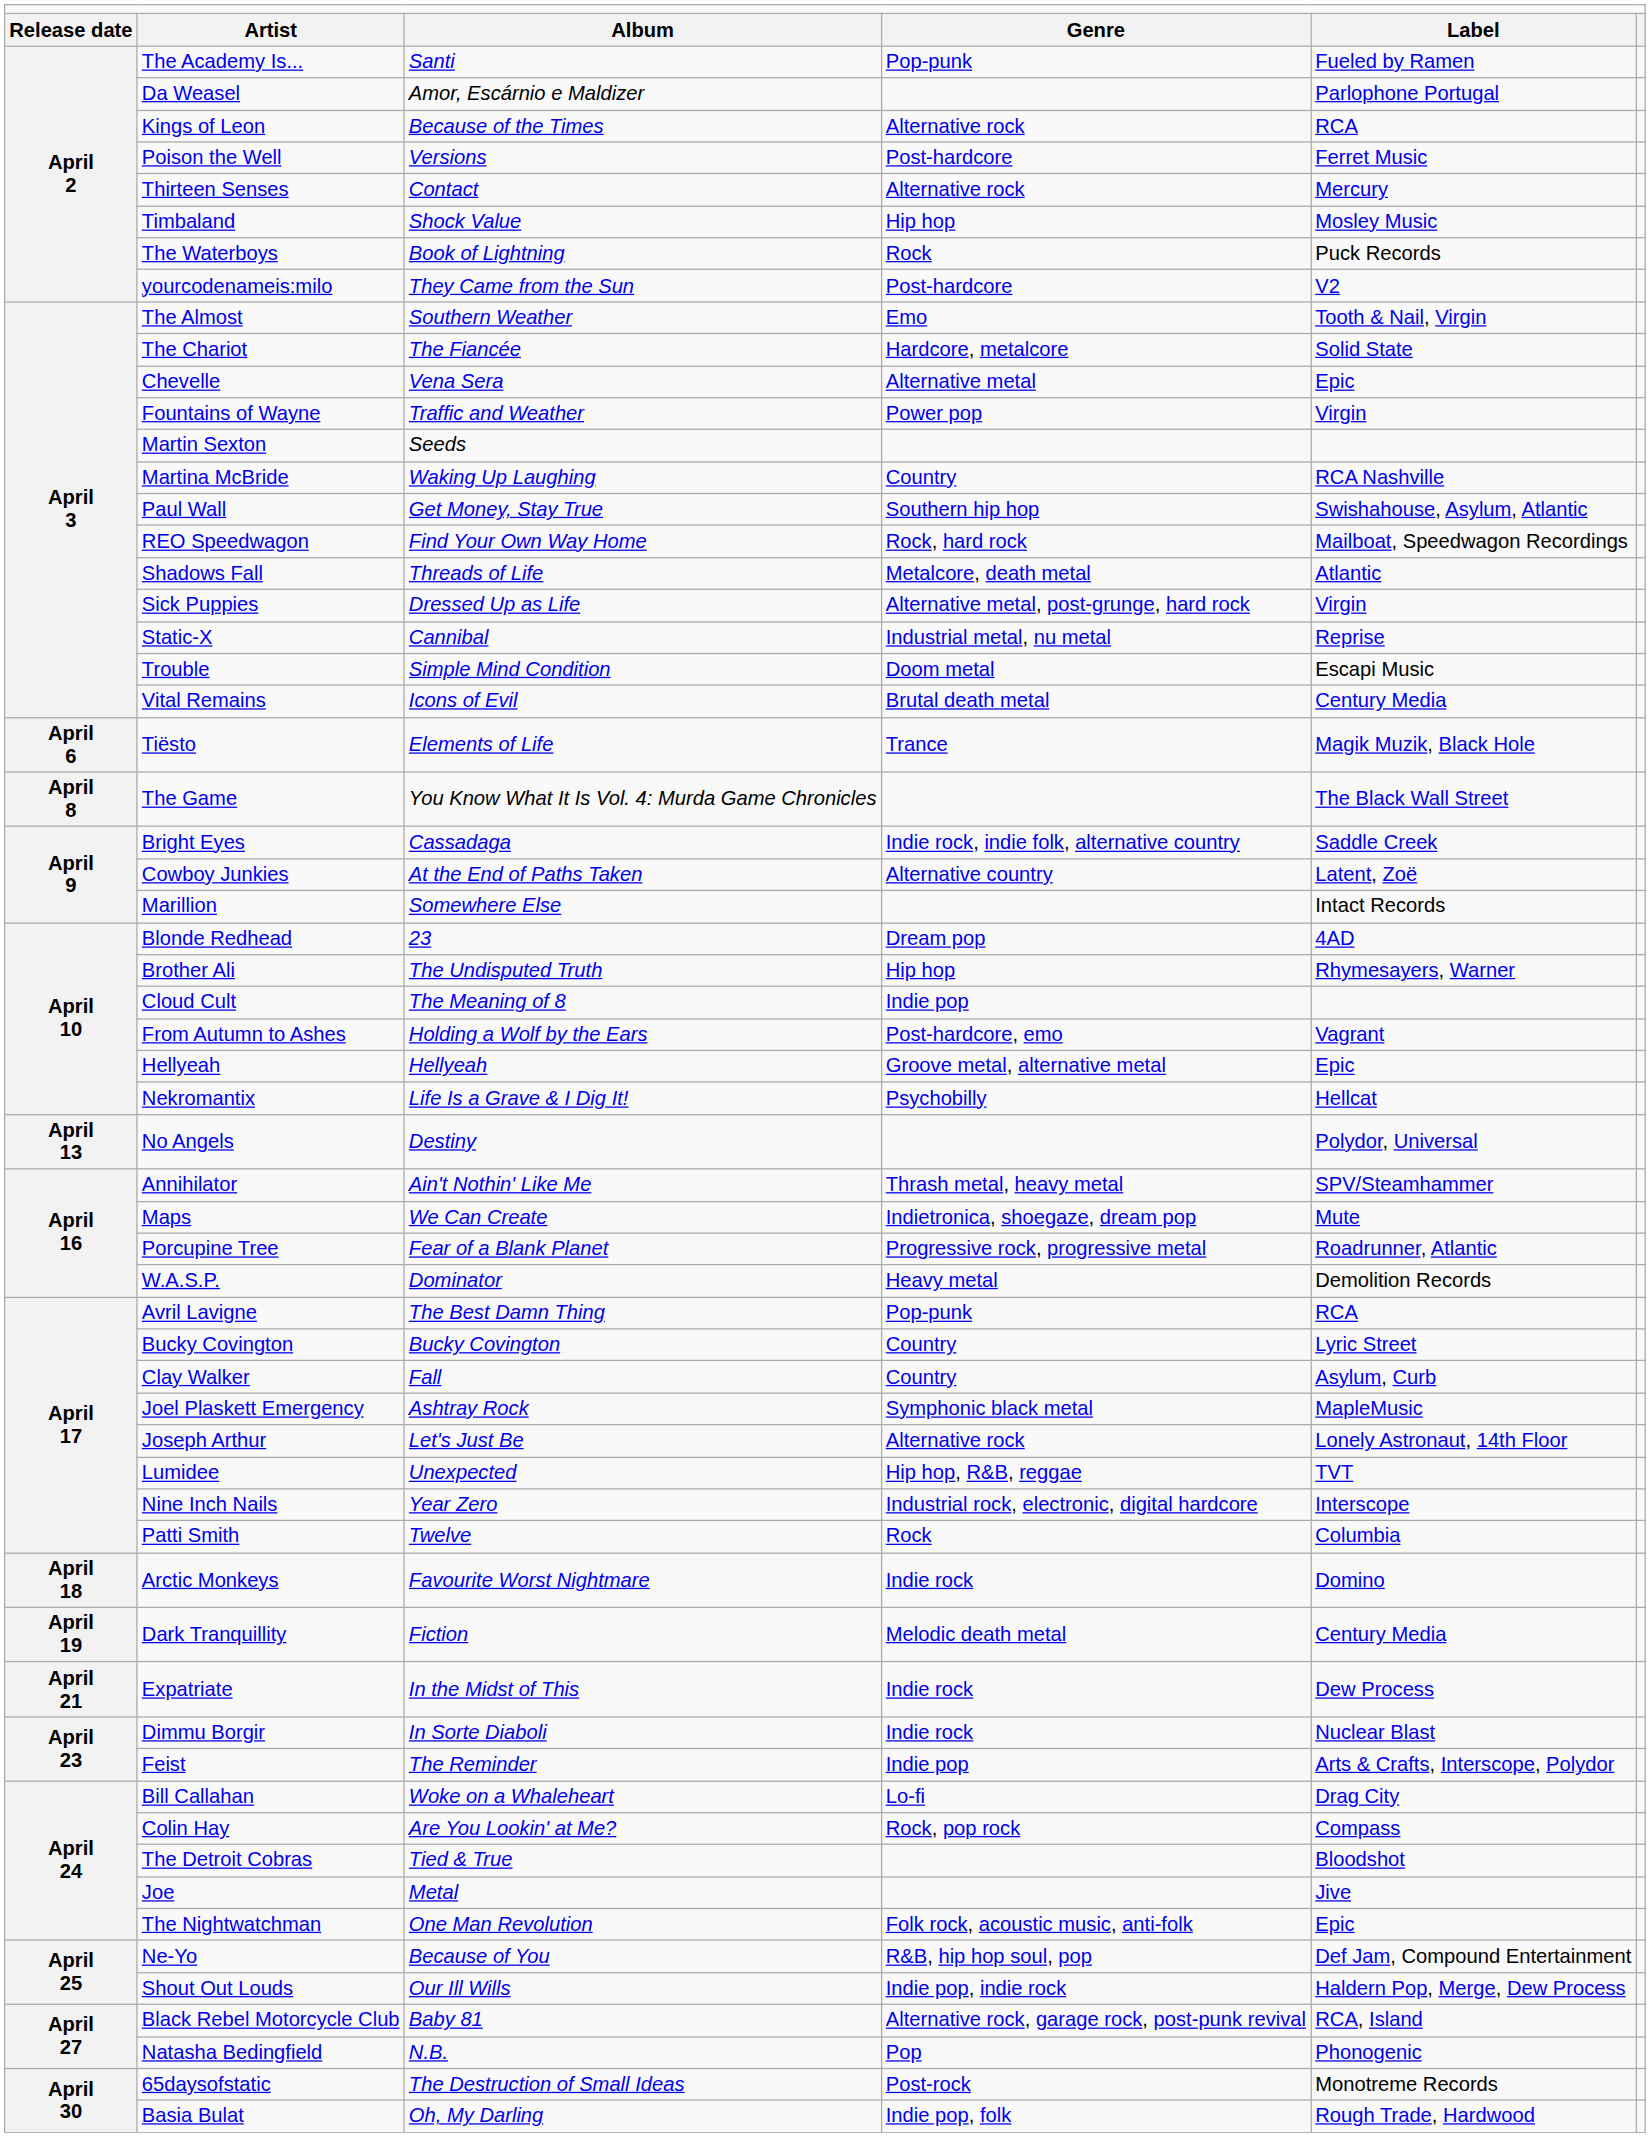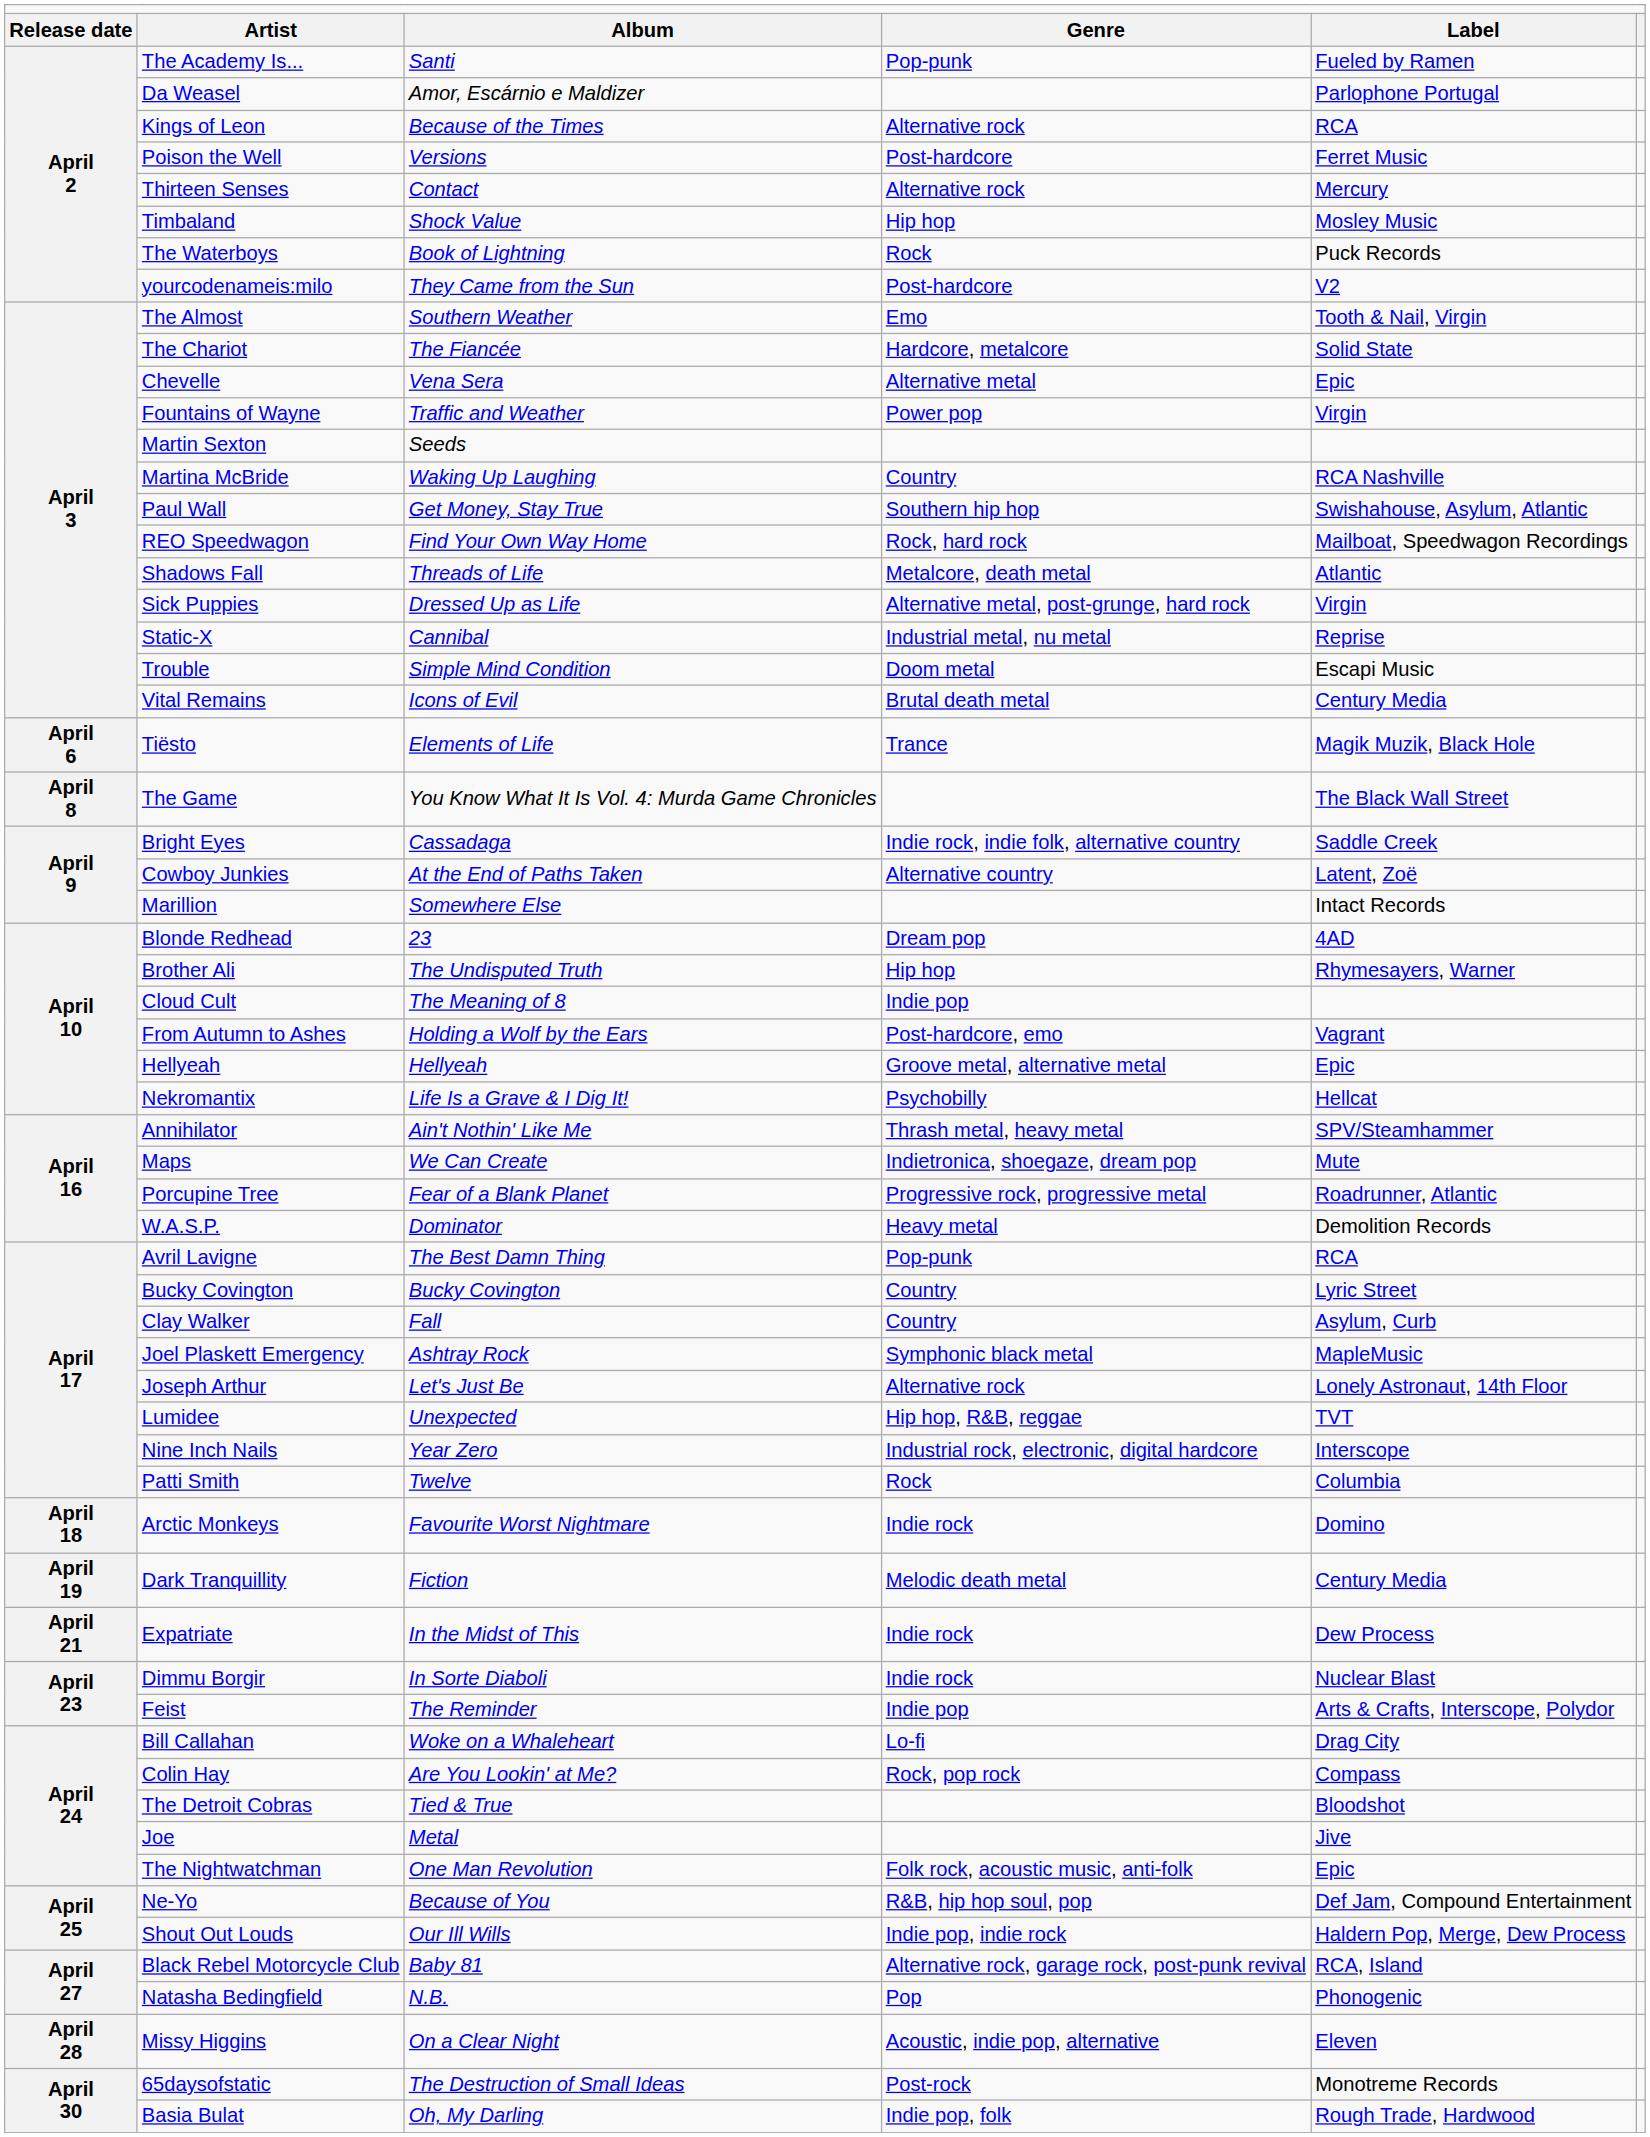- row: (188, 1141)
+ row: (204, 2040)
